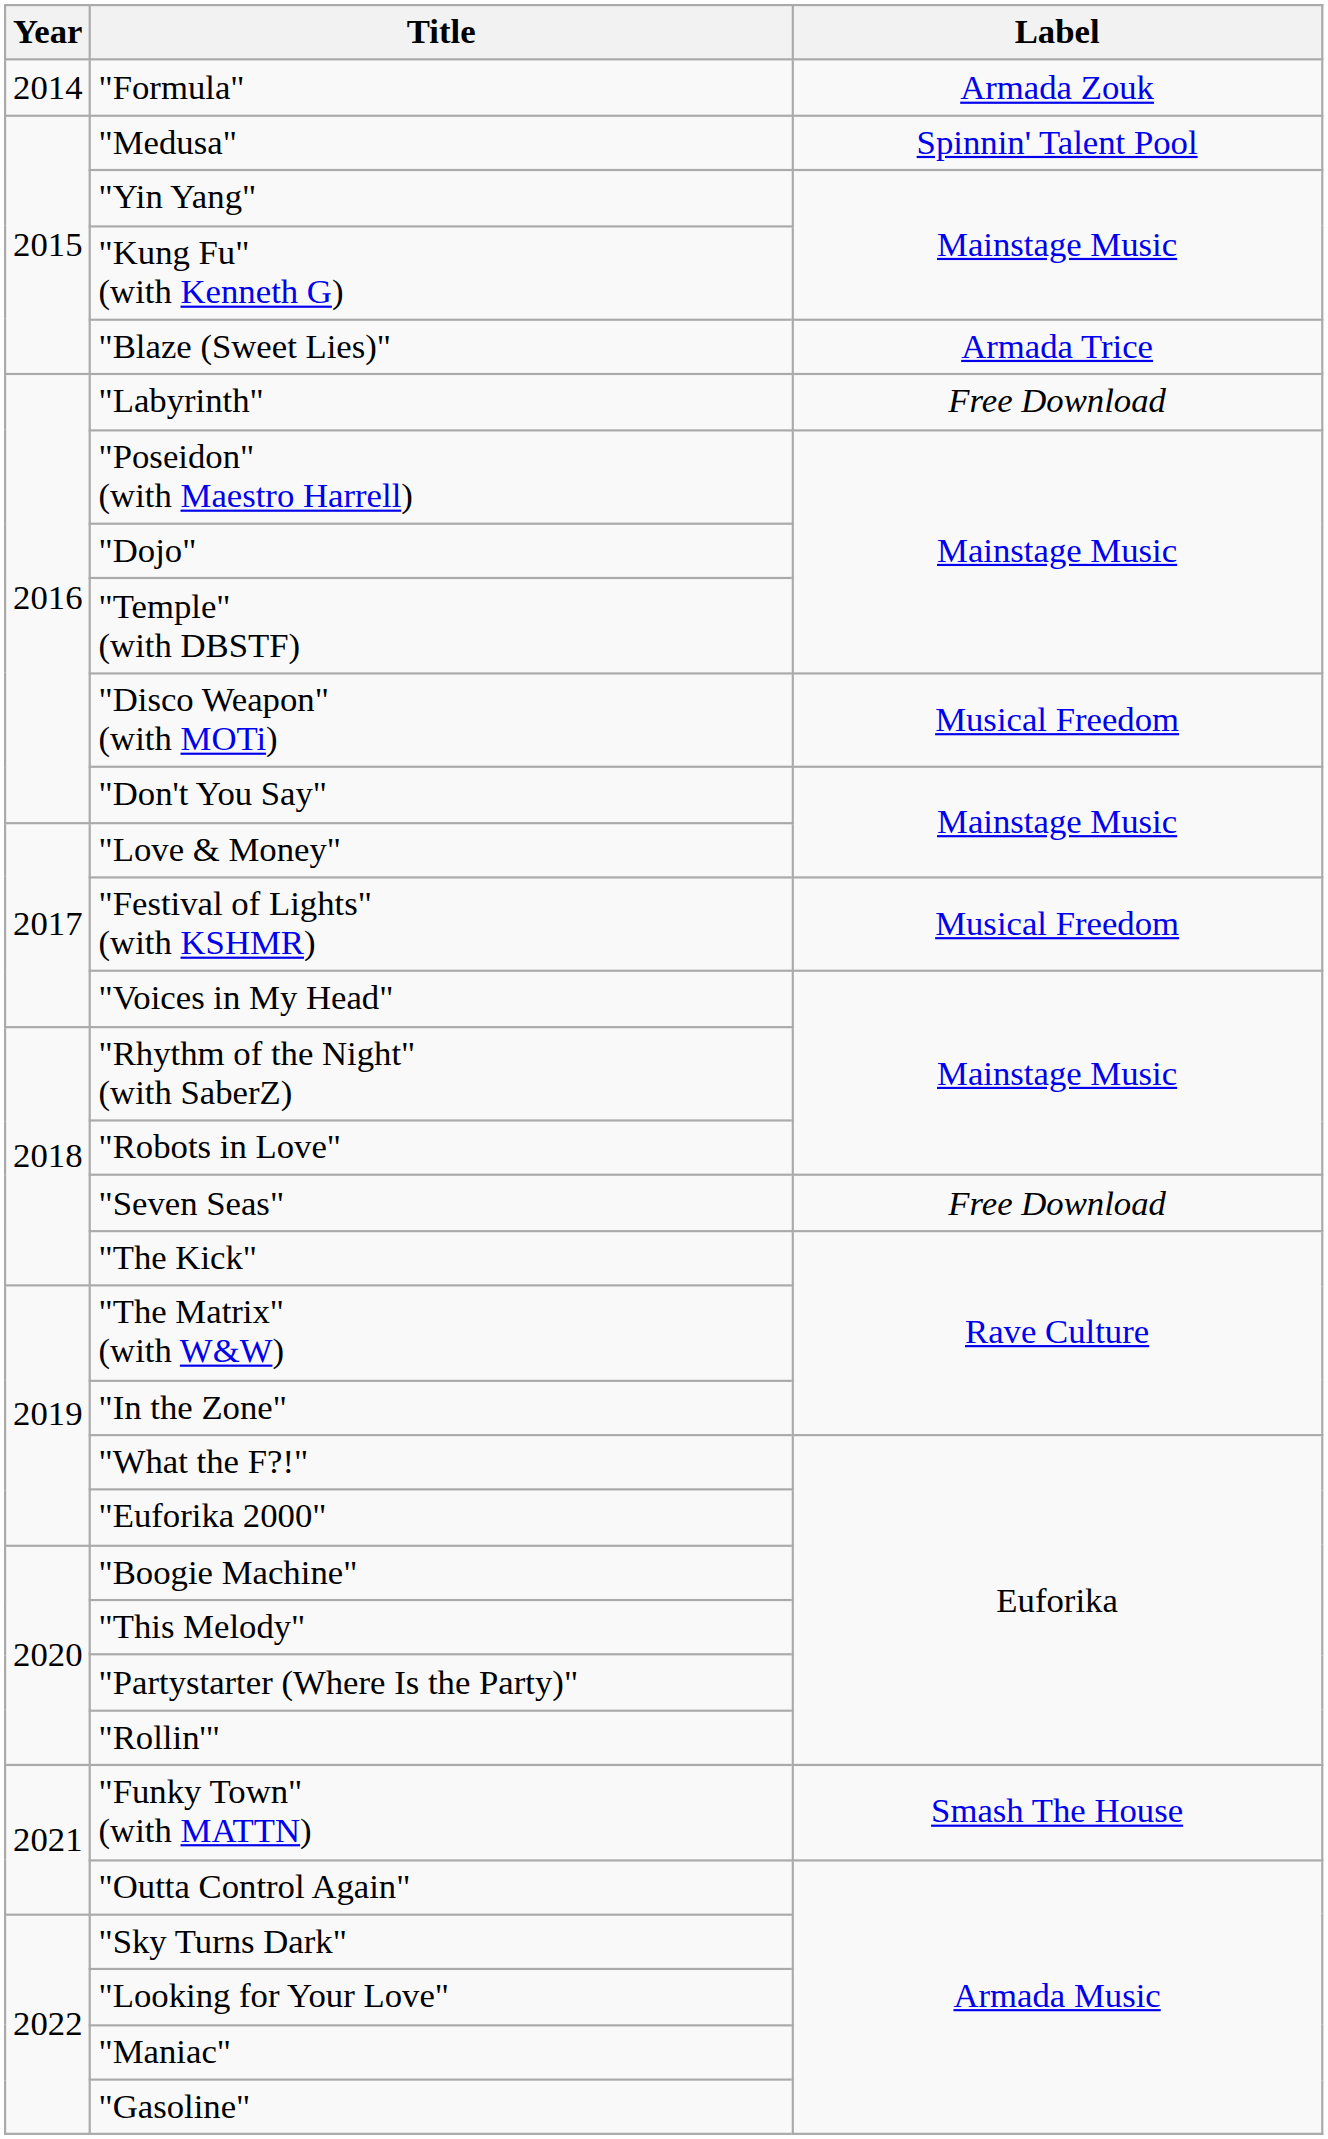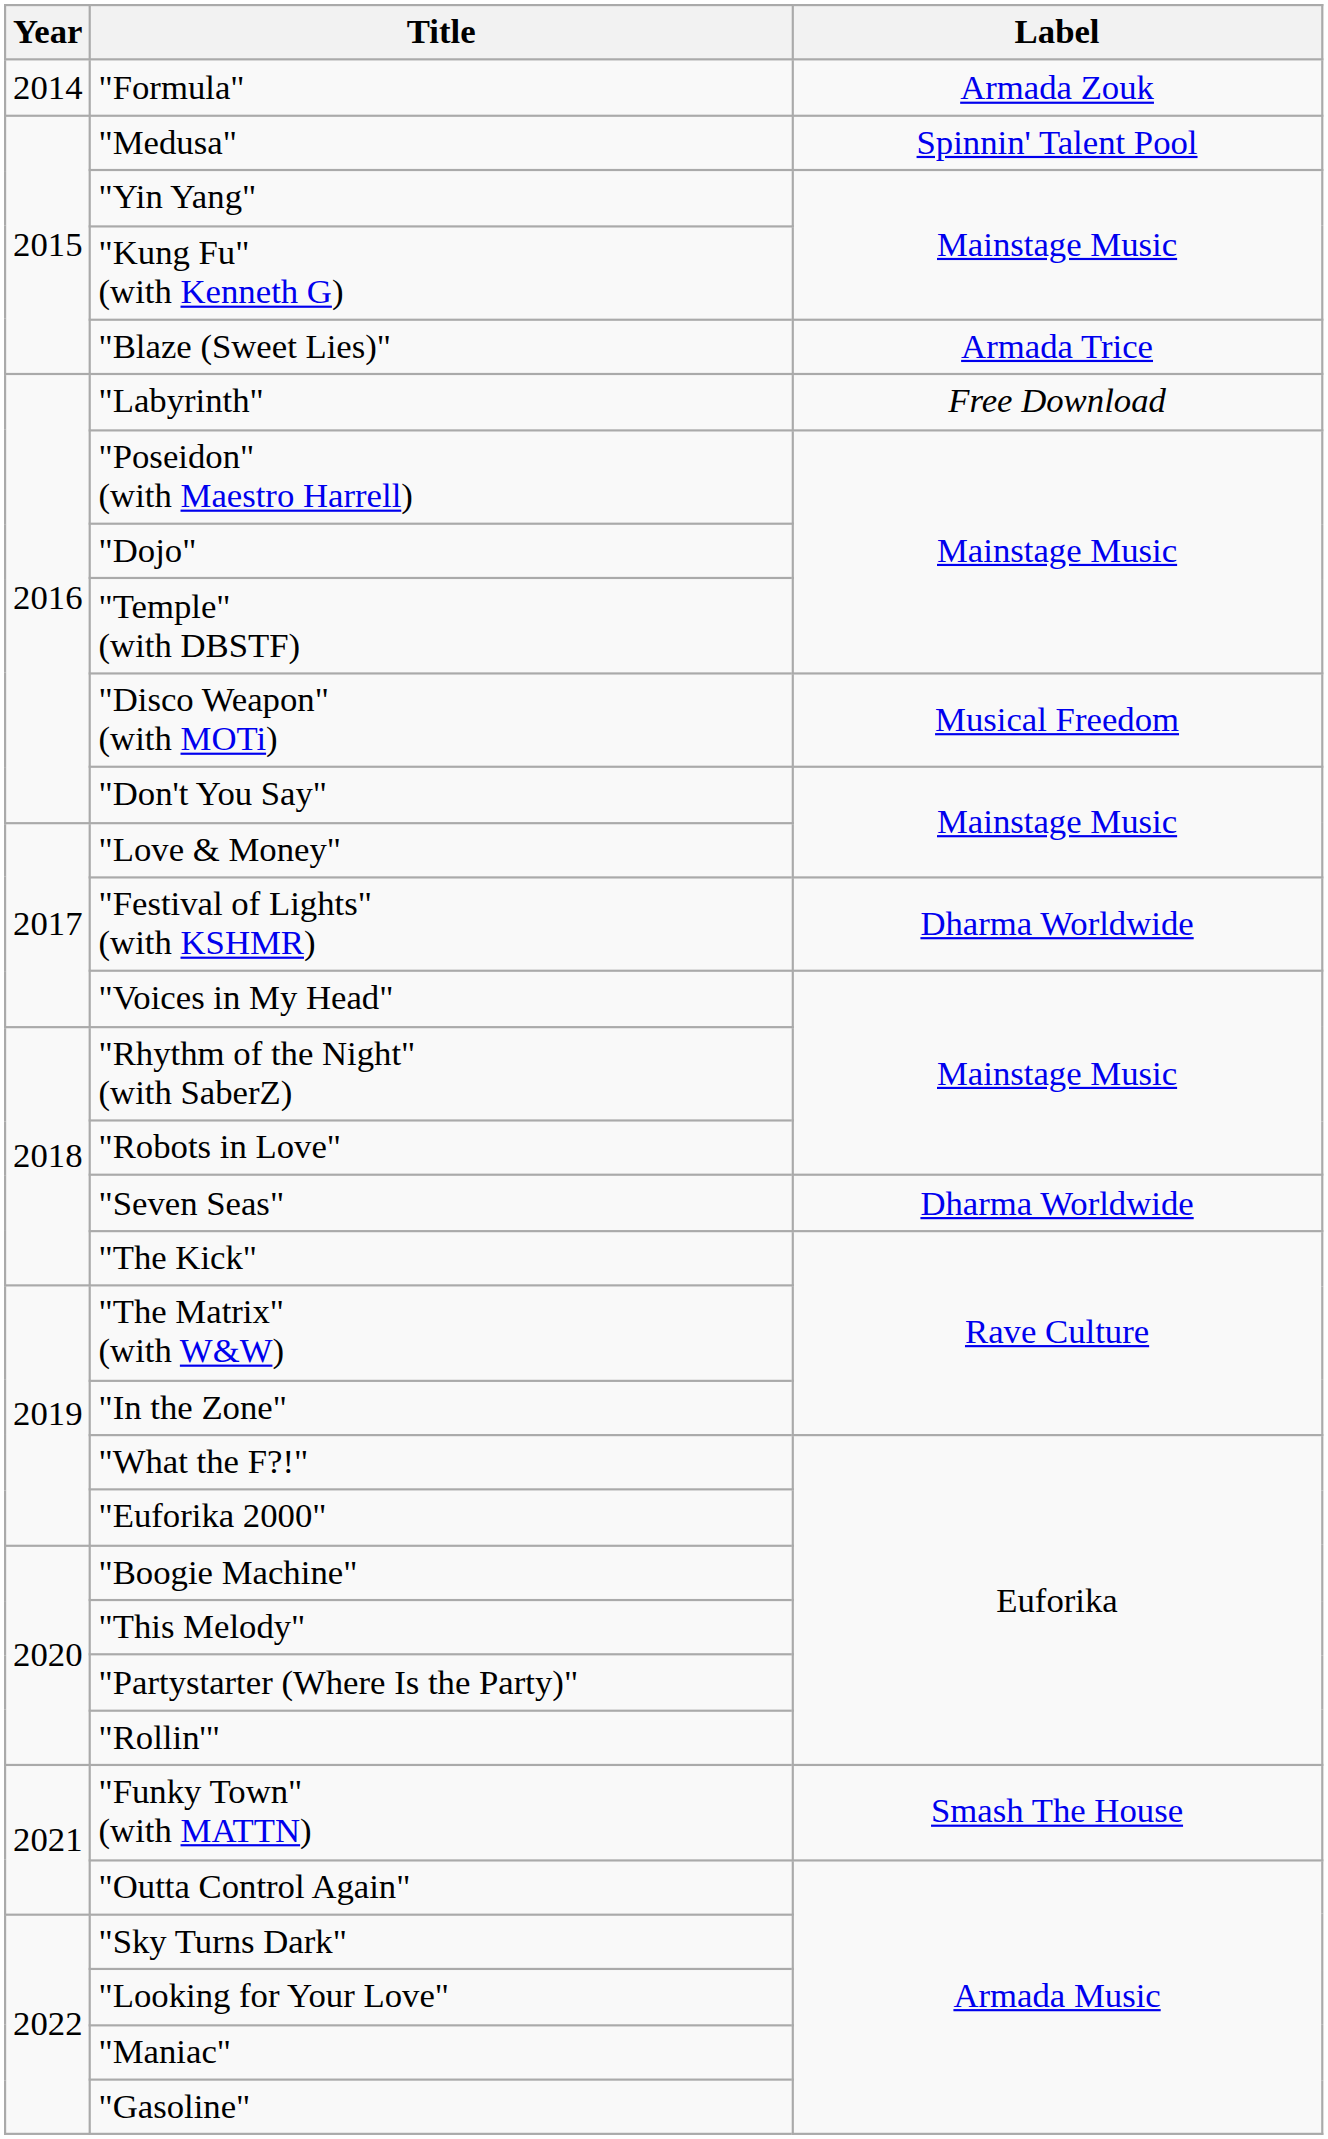(1057, 923) Musical Freedom -> (1057, 923) Dharma Worldwide
(1057, 1202) Free Download -> (1057, 1202) Dharma Worldwide
